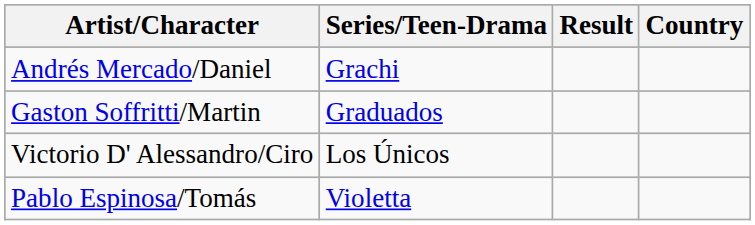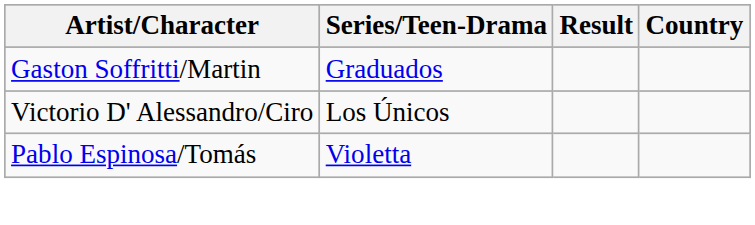- row: (141, 68)
